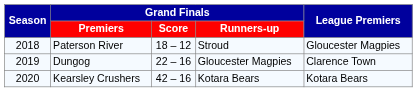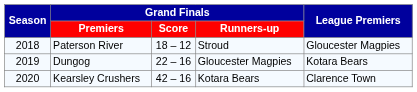(341, 62) Clarence Town -> (337, 62) Kotara Bears
(337, 78) Kotara Bears -> (341, 78) Clarence Town
